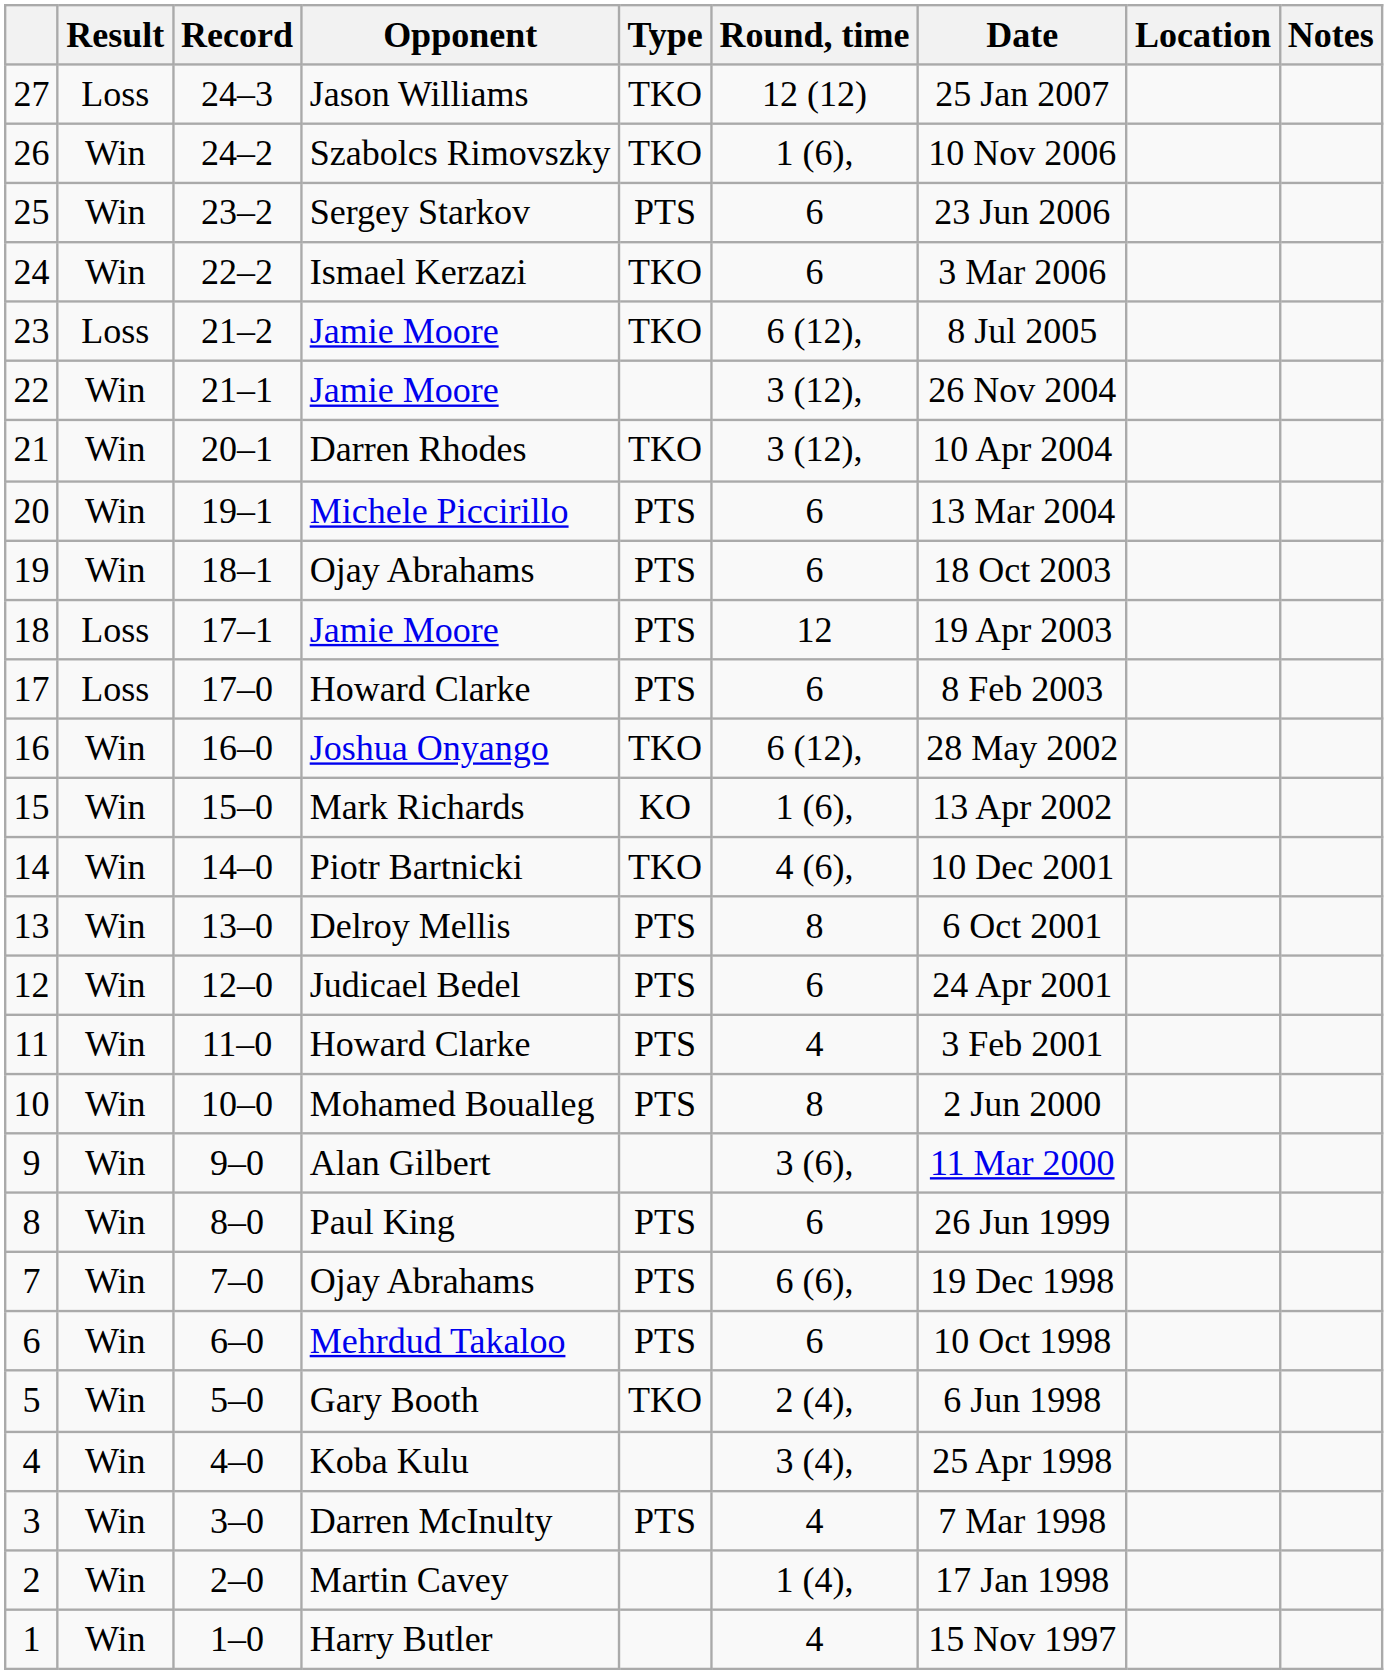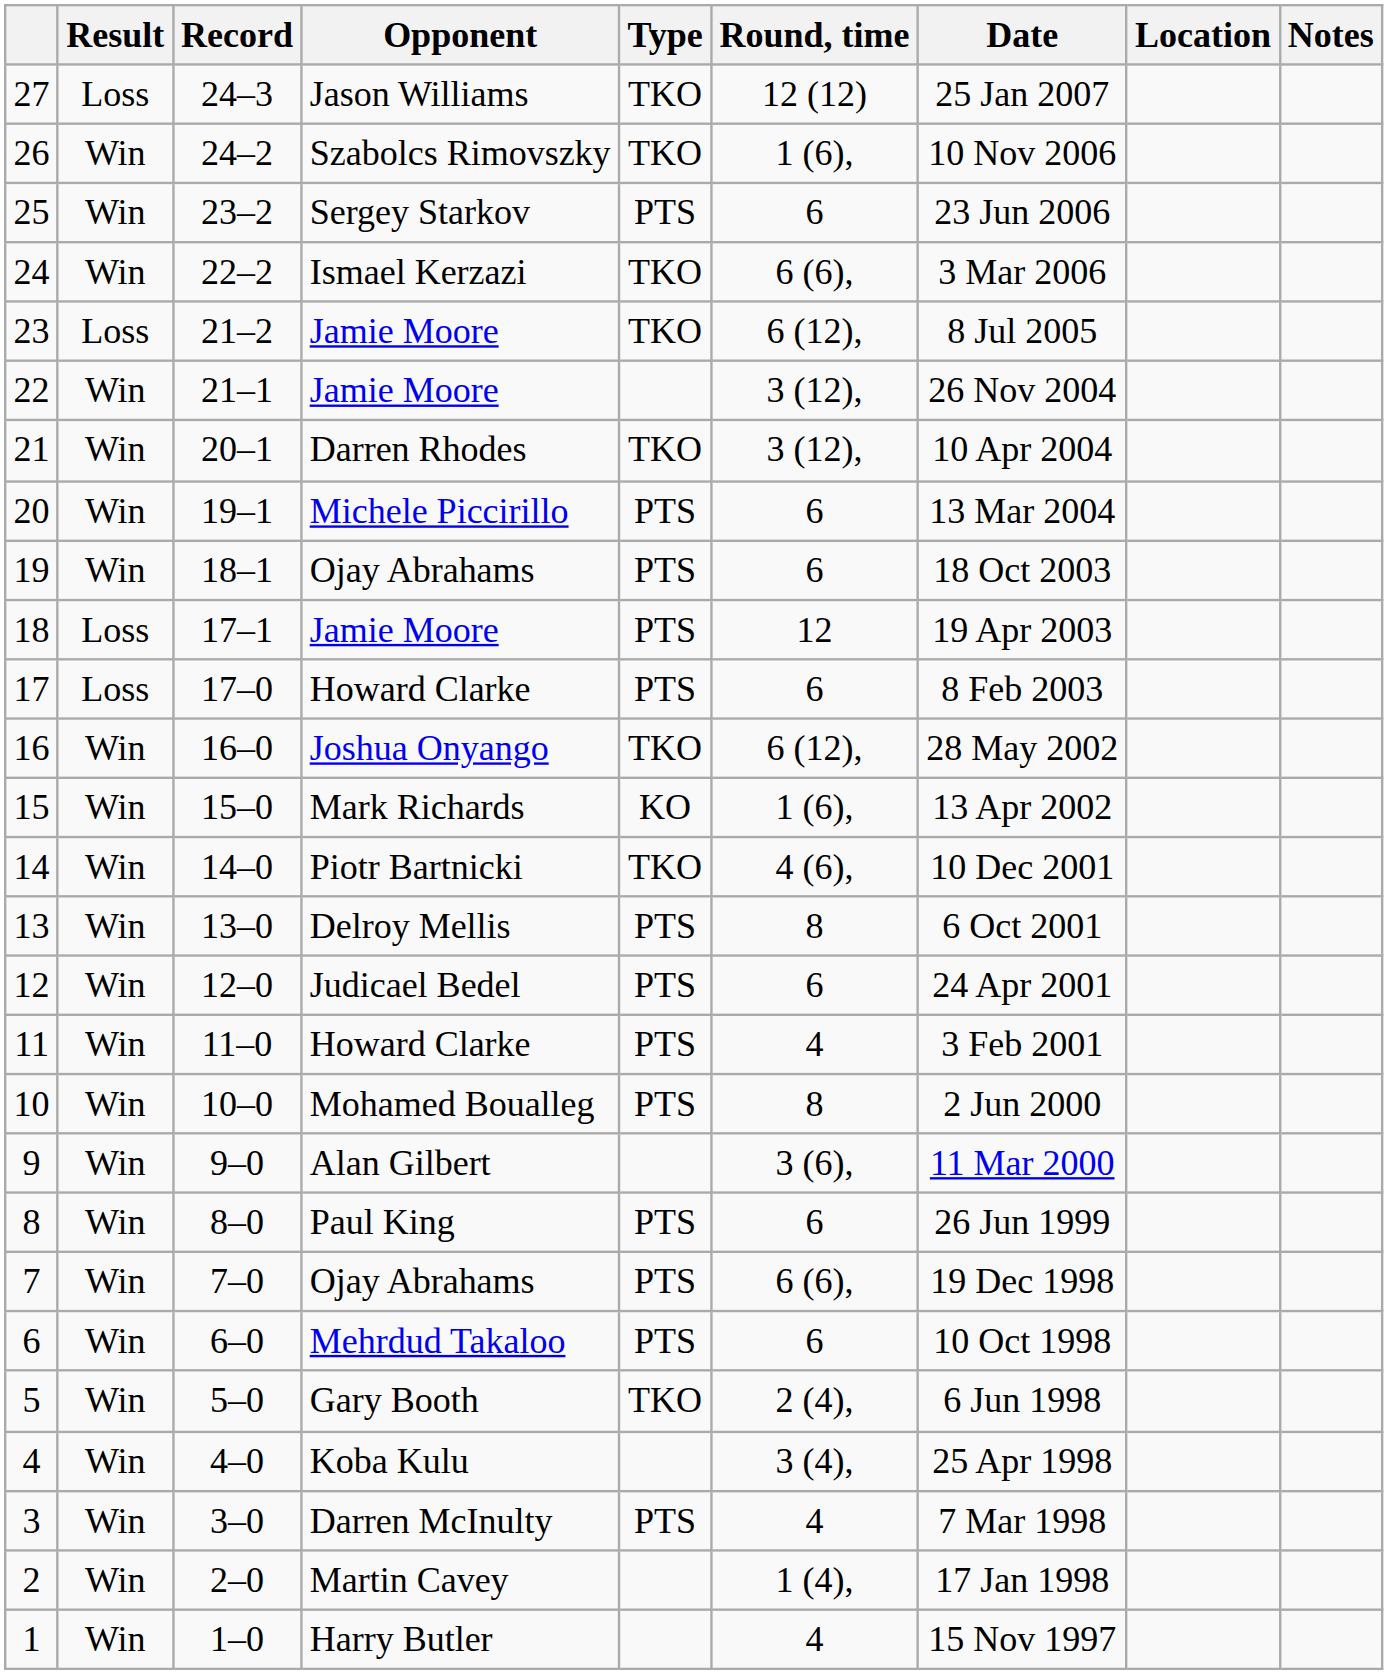(814, 271) 6 -> (814, 271) 6 (6),
